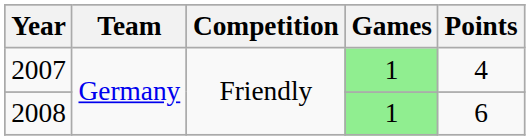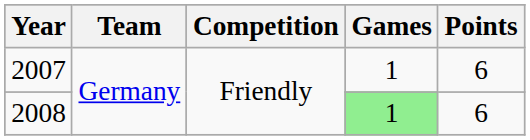(392, 69) lightgreen background -> (392, 69) no background
(481, 69) 4 -> (481, 69) 6
